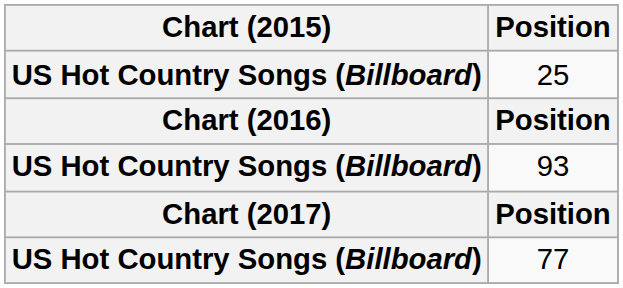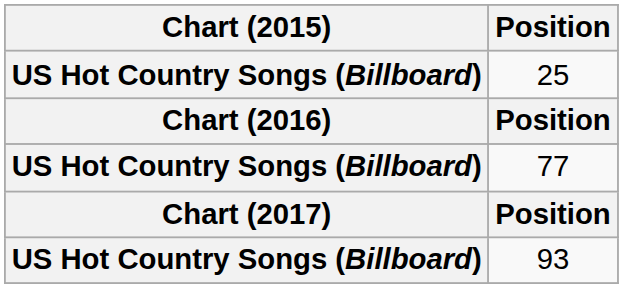rows swapped: (553, 167) <-> (553, 259)
